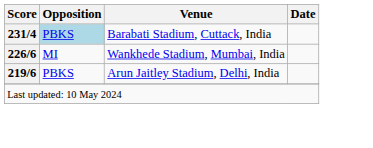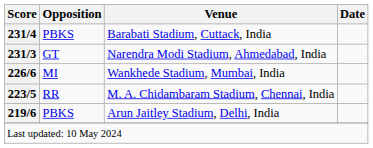(58, 34) lightblue background -> (58, 34) no background
+ row: (217, 53)
+ row: (221, 93)
